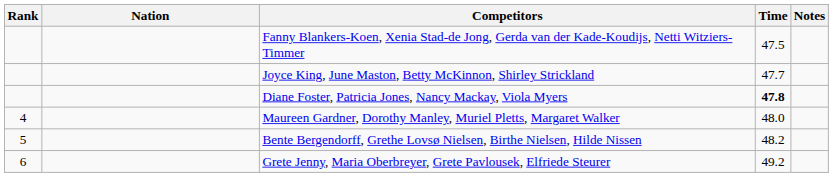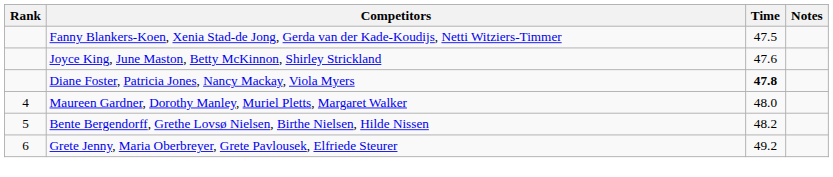- column: (150, 15)
(773, 74) 47.7 -> (765, 59) 47.6
